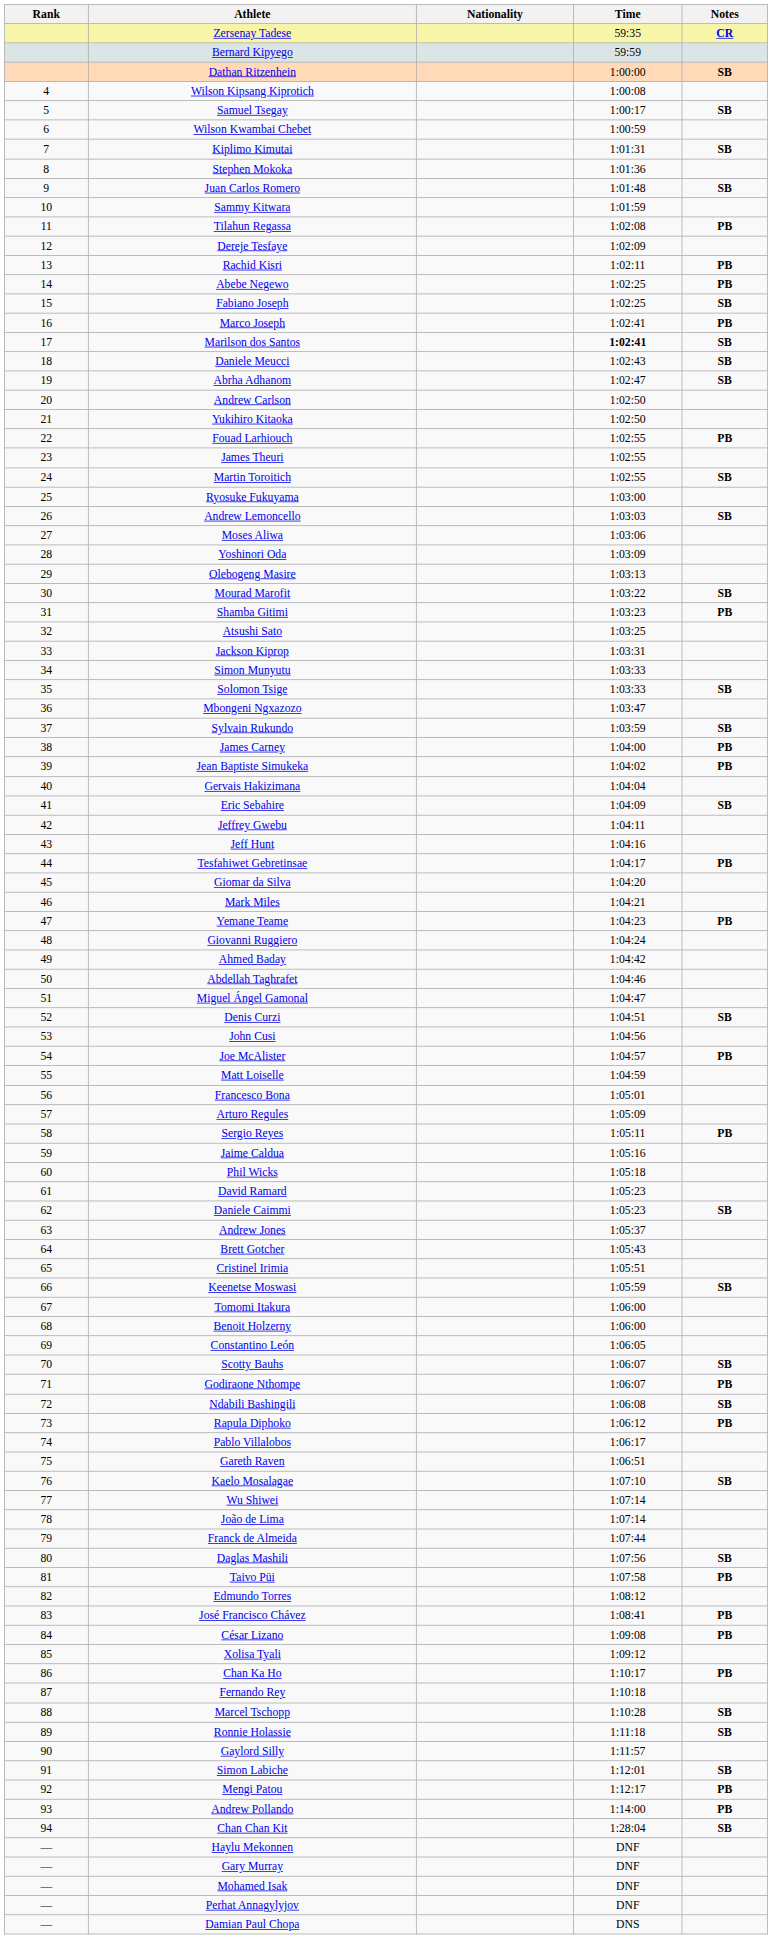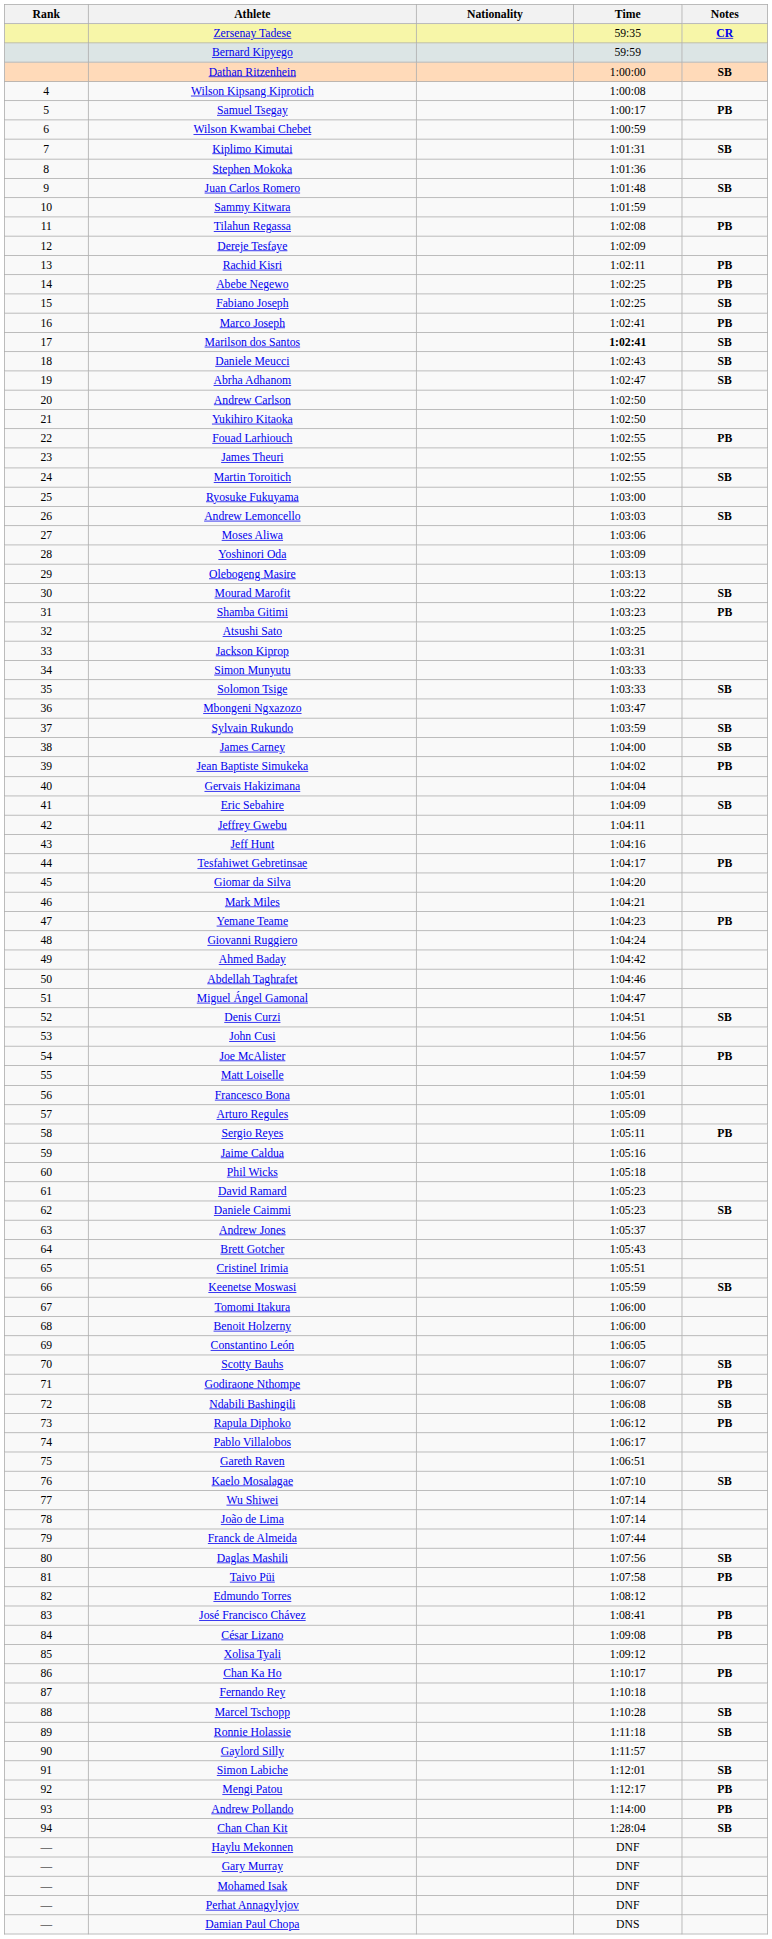(725, 110) SB -> (725, 110) PB
(725, 747) PB -> (725, 747) SB
